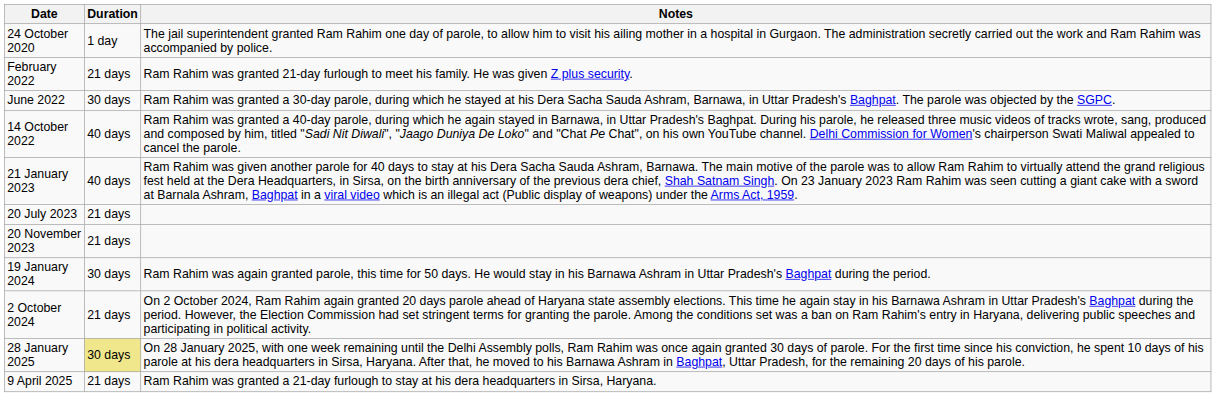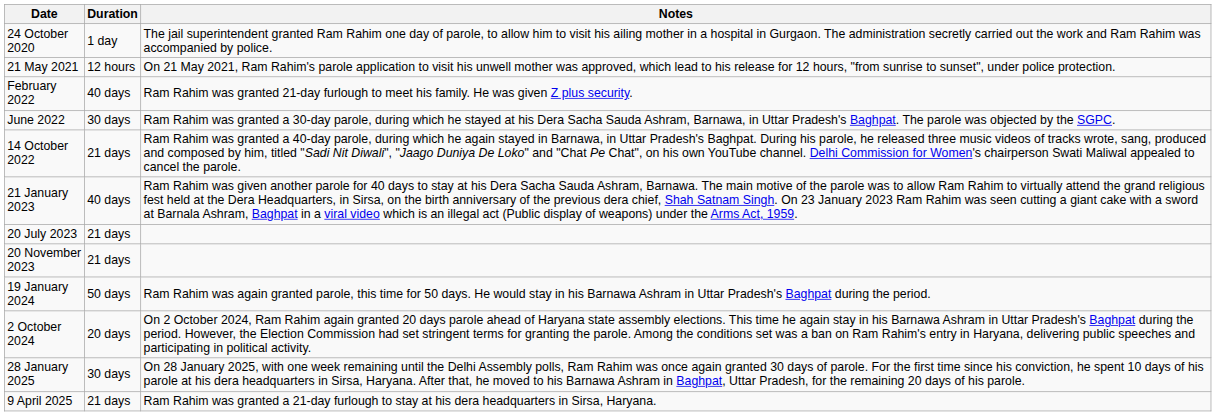+ row: (43, 67)
(109, 74) 21 days -> (109, 93) 40 days
(109, 134) 40 days -> (109, 153) 21 days
(109, 274) 30 days -> (109, 294) 50 days
(109, 314) 21 days -> (109, 334) 20 days
(109, 355) khaki background -> (109, 374) no background
